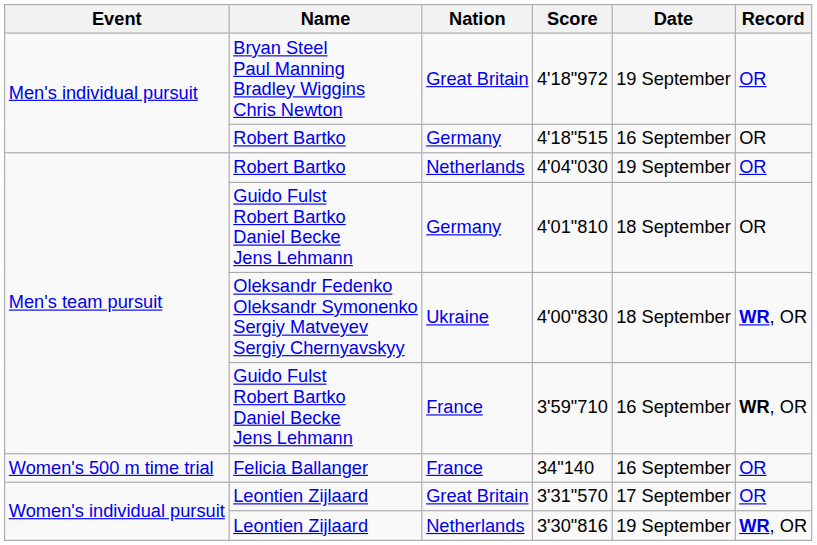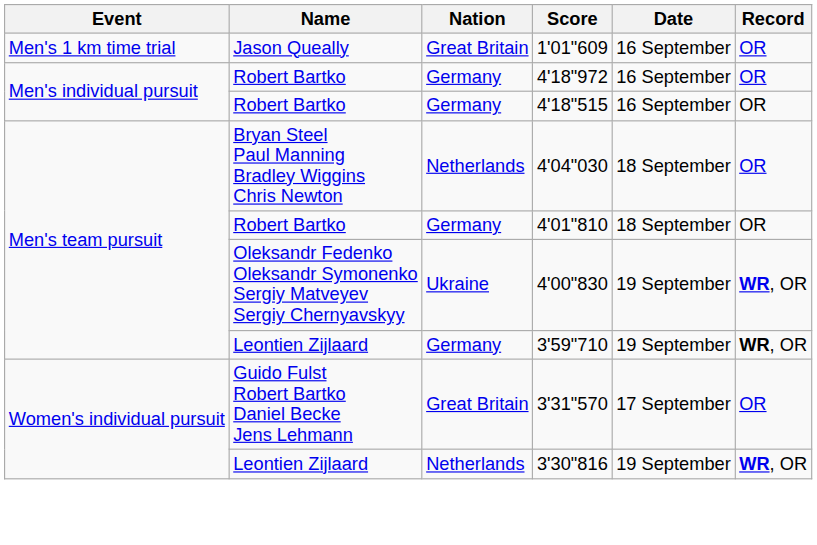+ row: (572, 47)
(299, 78) Bryan Steel Paul Manning Bradley Wiggins Chris Newton -> (289, 76) Robert Bartko
(477, 78) Great Britain -> (464, 76) Germany
(673, 78) 19 September -> (673, 76) 16 September
(289, 167) Robert Bartko -> (299, 165) Bryan Steel Paul Manning Bradley Wiggins Chris Newton
(673, 167) 19 September -> (673, 165) 18 September
(293, 227) Guido Fulst Robert Bartko Daniel Becke Jens Lehmann -> (289, 225) Robert Bartko
(673, 317) 18 September -> (673, 284) 19 September
(293, 407) Guido Fulst Robert Bartko Daniel Becke Jens Lehmann -> (301, 344) Leontien Zijlaard
(455, 407) France -> (464, 344) Germany
(673, 407) 16 September -> (673, 344) 19 September
- row: (566, 467)
(301, 496) Leontien Zijlaard -> (293, 404) Guido Fulst Robert Bartko Daniel Becke Jens Lehmann
